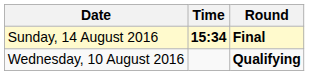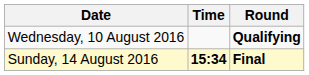rows swapped: (96, 59) <-> (83, 37)
